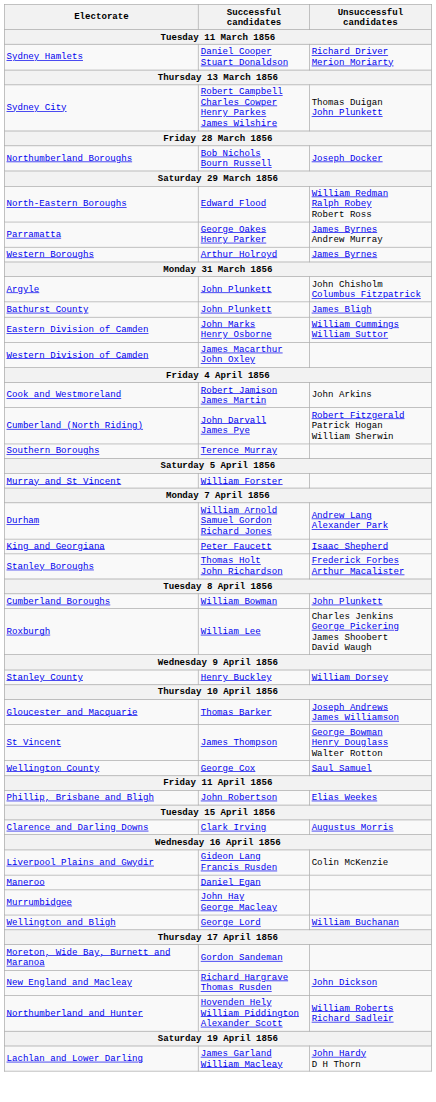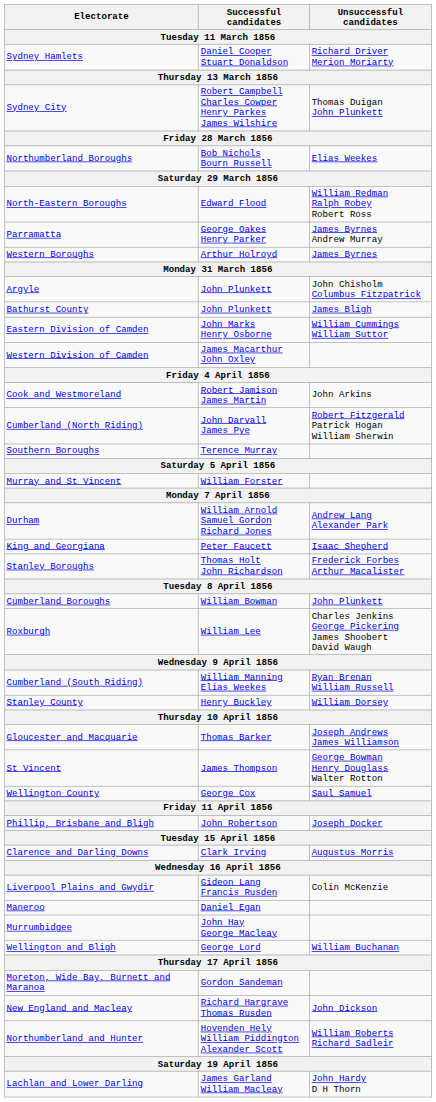(347, 159) Joseph Docker -> (344, 159) Elias Weekes
+ row: (75, 682)
(344, 798) Elias Weekes -> (347, 823) Joseph Docker
